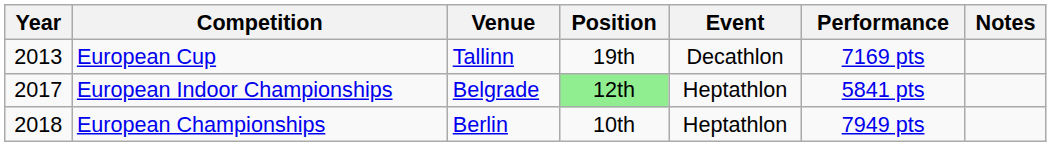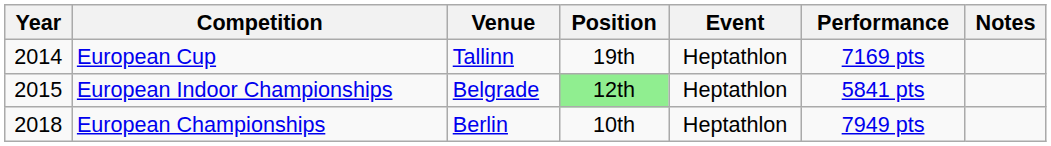(38, 56) 2013 -> (38, 56) 2014
(735, 56) Decathlon -> (735, 56) Heptathlon
(38, 90) 2017 -> (38, 90) 2015
